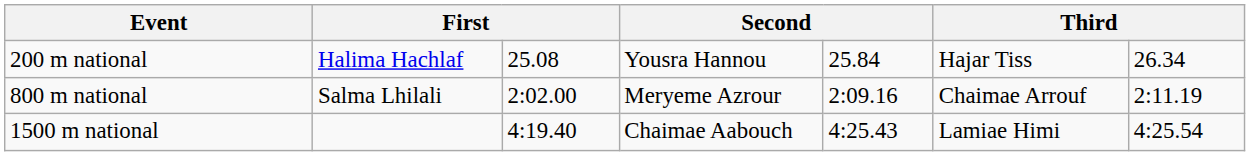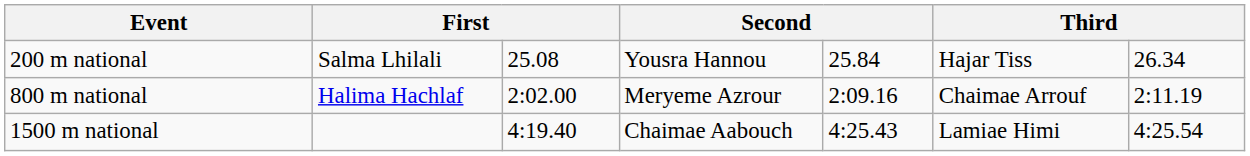(391, 58) Halima Hachlaf -> (380, 58) Salma Lhilali
(380, 95) Salma Lhilali -> (391, 95) Halima Hachlaf
